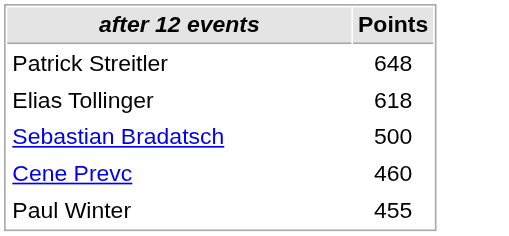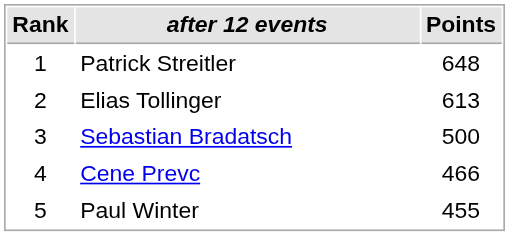+ column: (40, 25)
(393, 100) 618 -> (461, 100) 613
(393, 174) 460 -> (461, 174) 466
